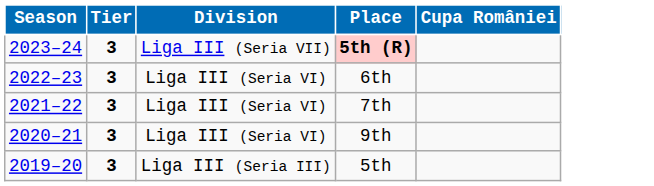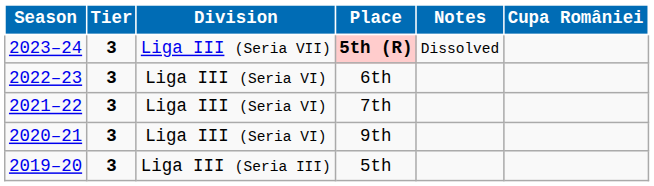+ column: (460, 19)
